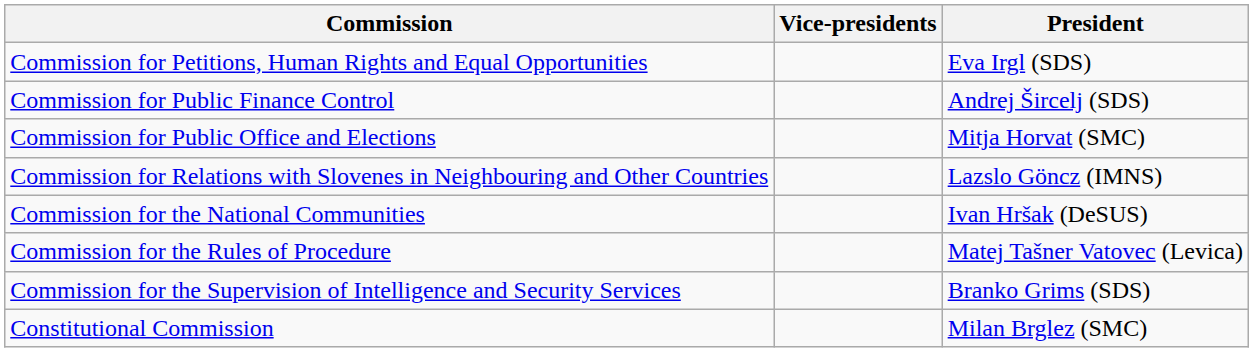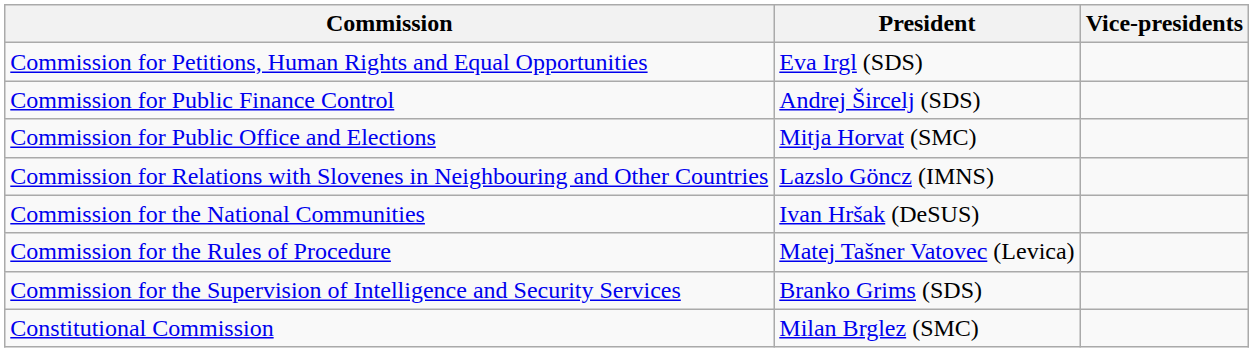columns swapped: (1095, 23) <-> (858, 23)
